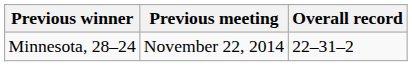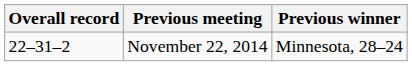columns swapped: (348, 18) <-> (72, 18)
